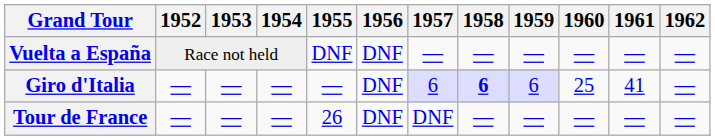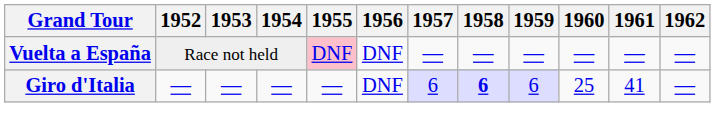(332, 53) no background -> (332, 53) pink background
- row: (80, 118)
